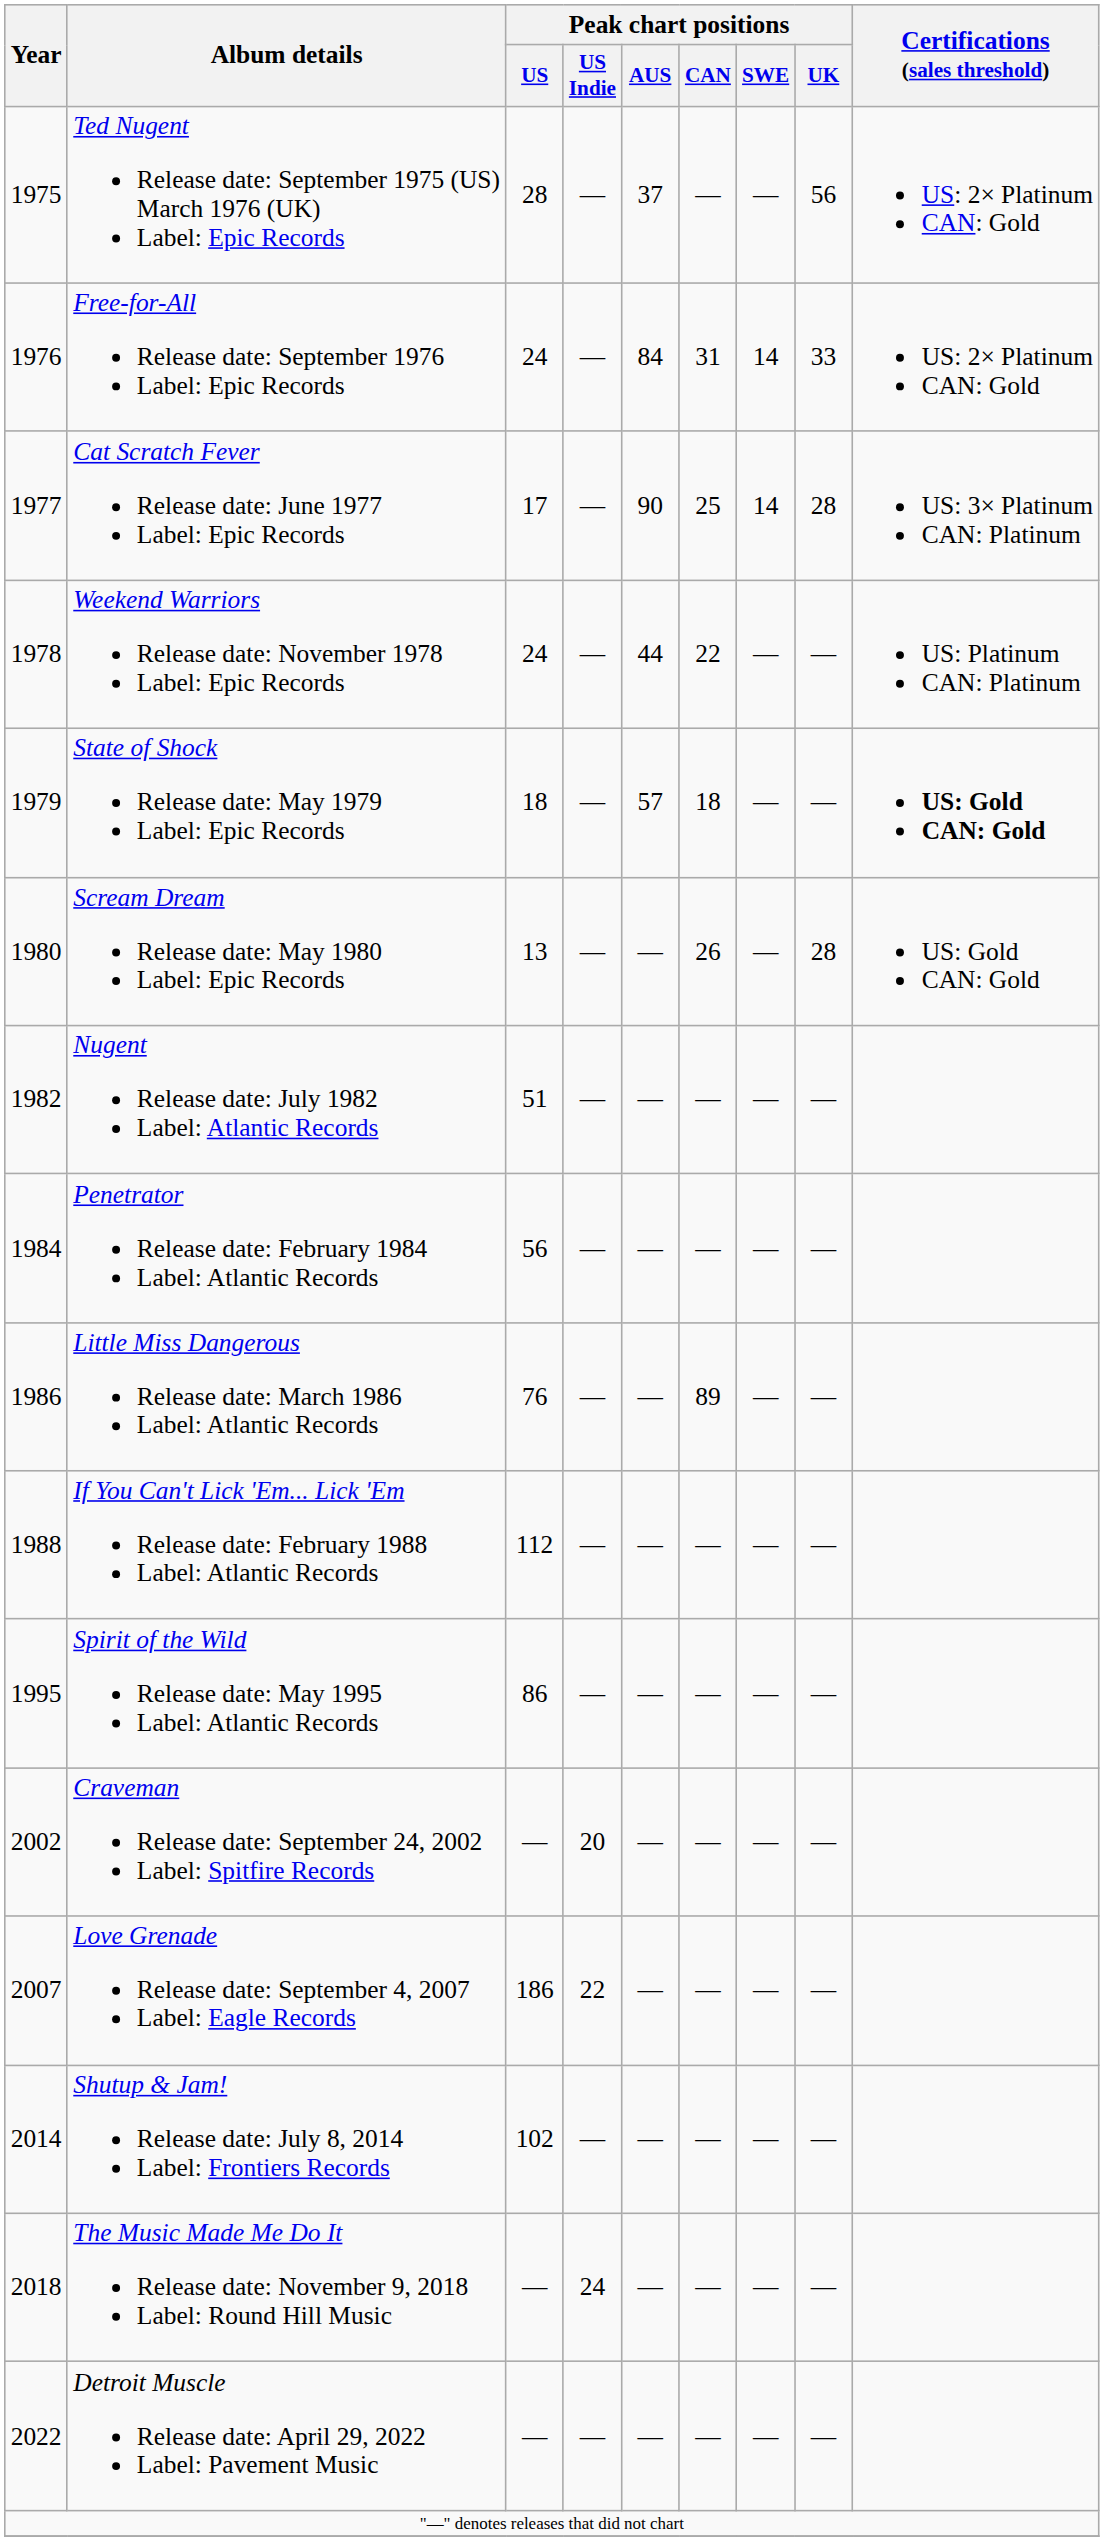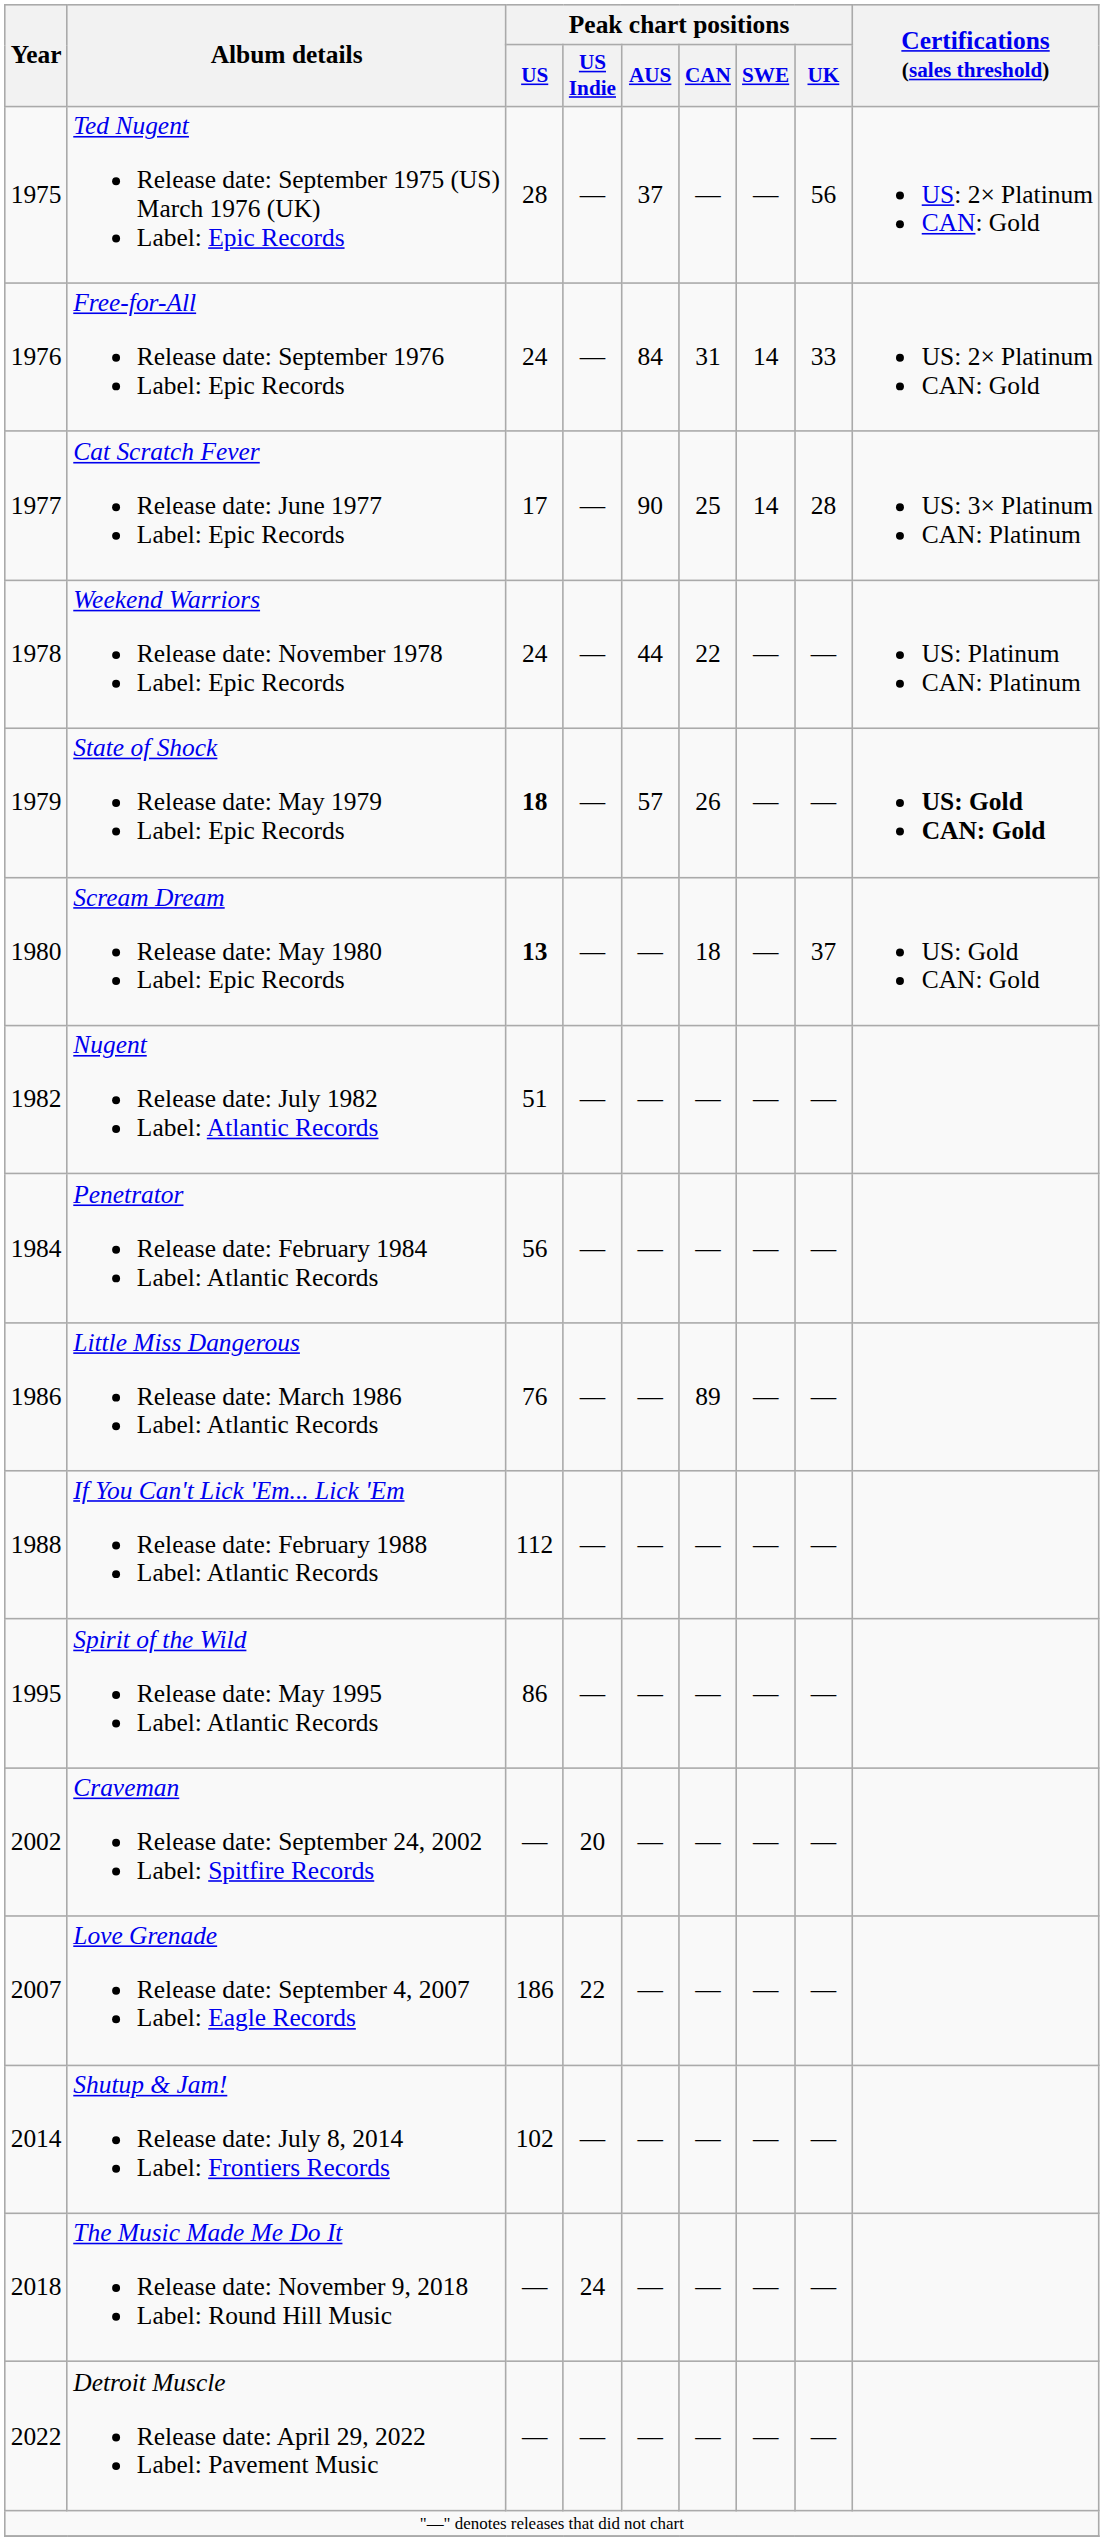(535, 802) normal -> (535, 802) bold
(708, 802) 18 -> (708, 802) 26
(535, 950) normal -> (535, 950) bold
(708, 950) 26 -> (708, 950) 18
(823, 950) 28 -> (823, 950) 37
